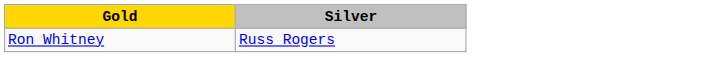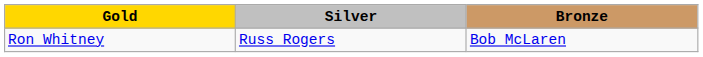+ column: (582, 16)
